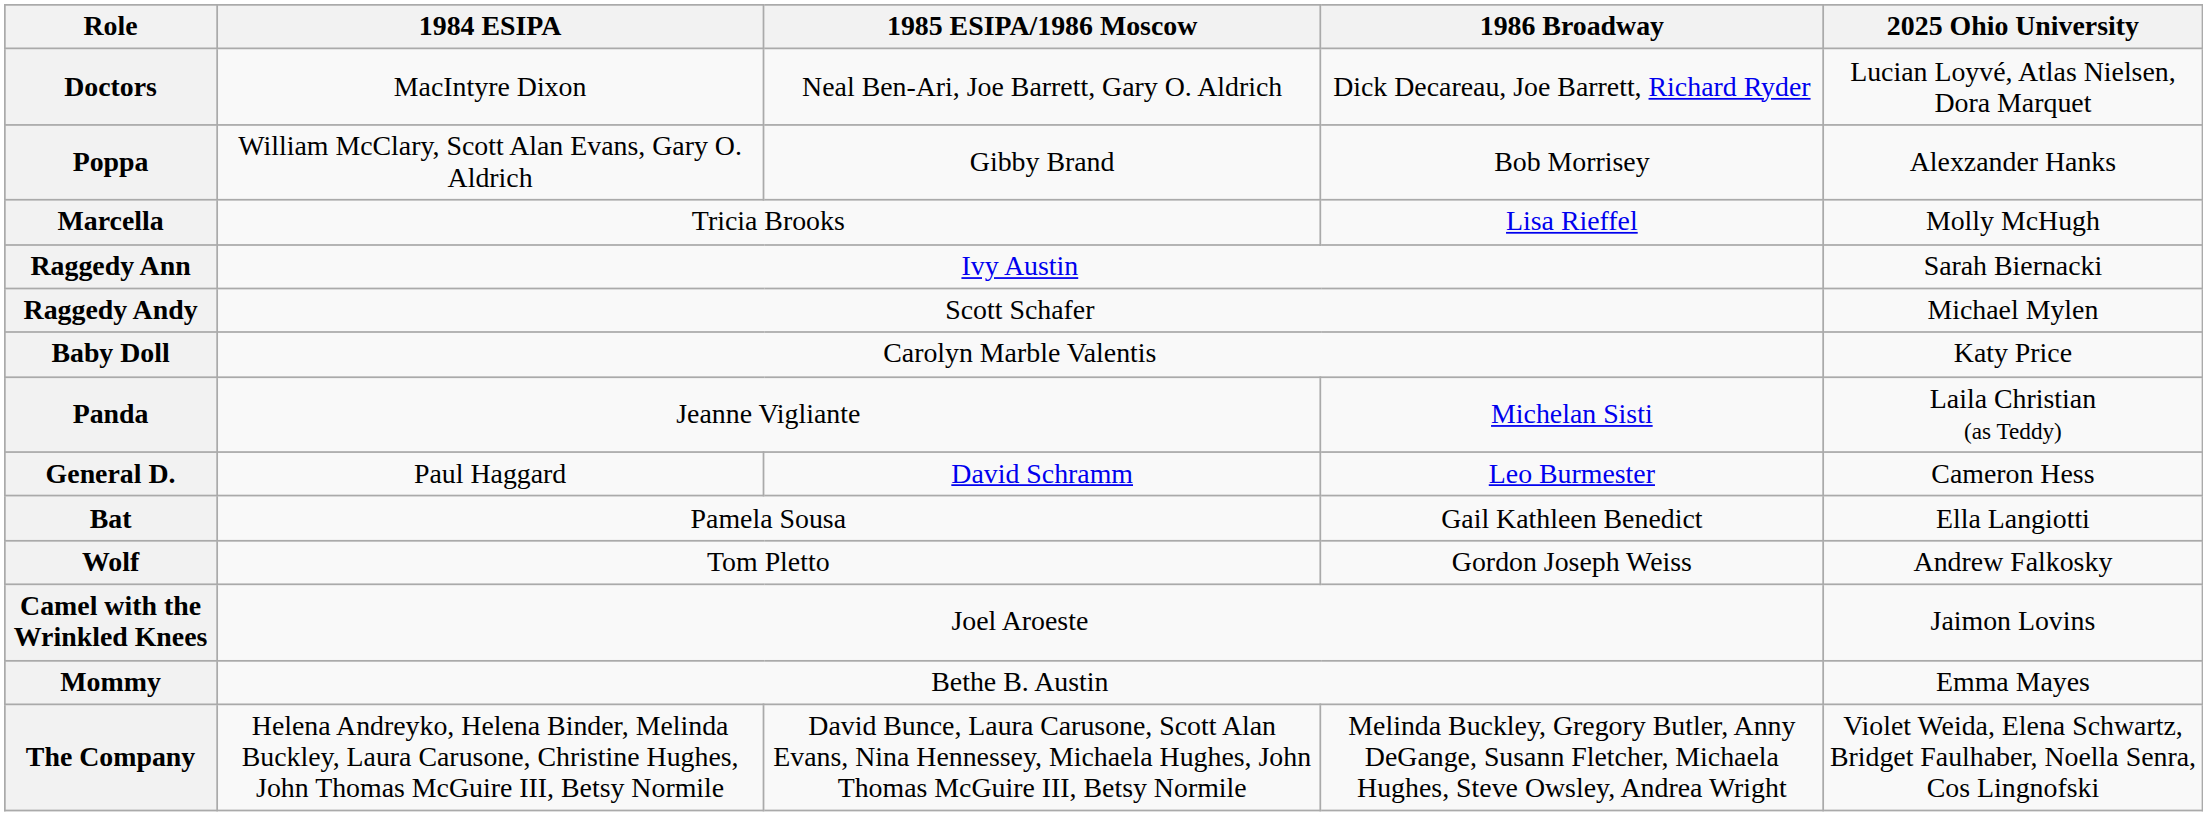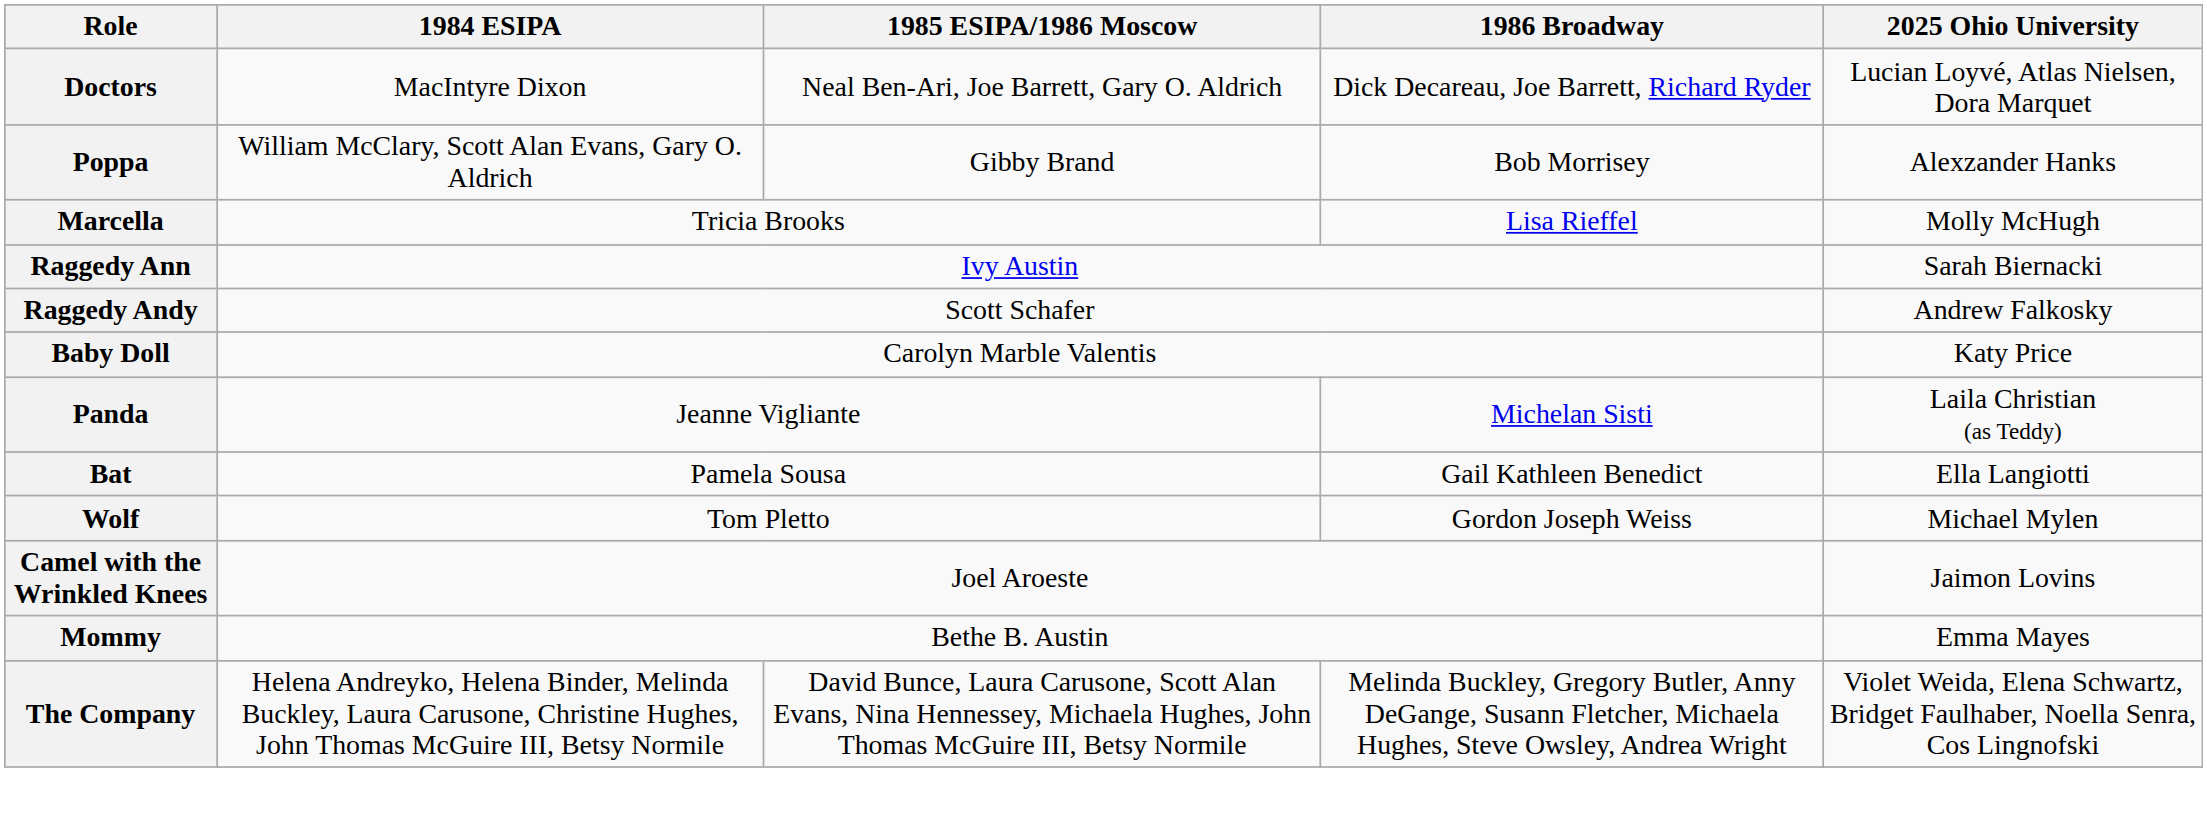(2013, 309) Michael Mylen -> (2013, 309) Andrew Falkosky
- row: (111, 473)
(2013, 562) Andrew Falkosky -> (2013, 517) Michael Mylen
